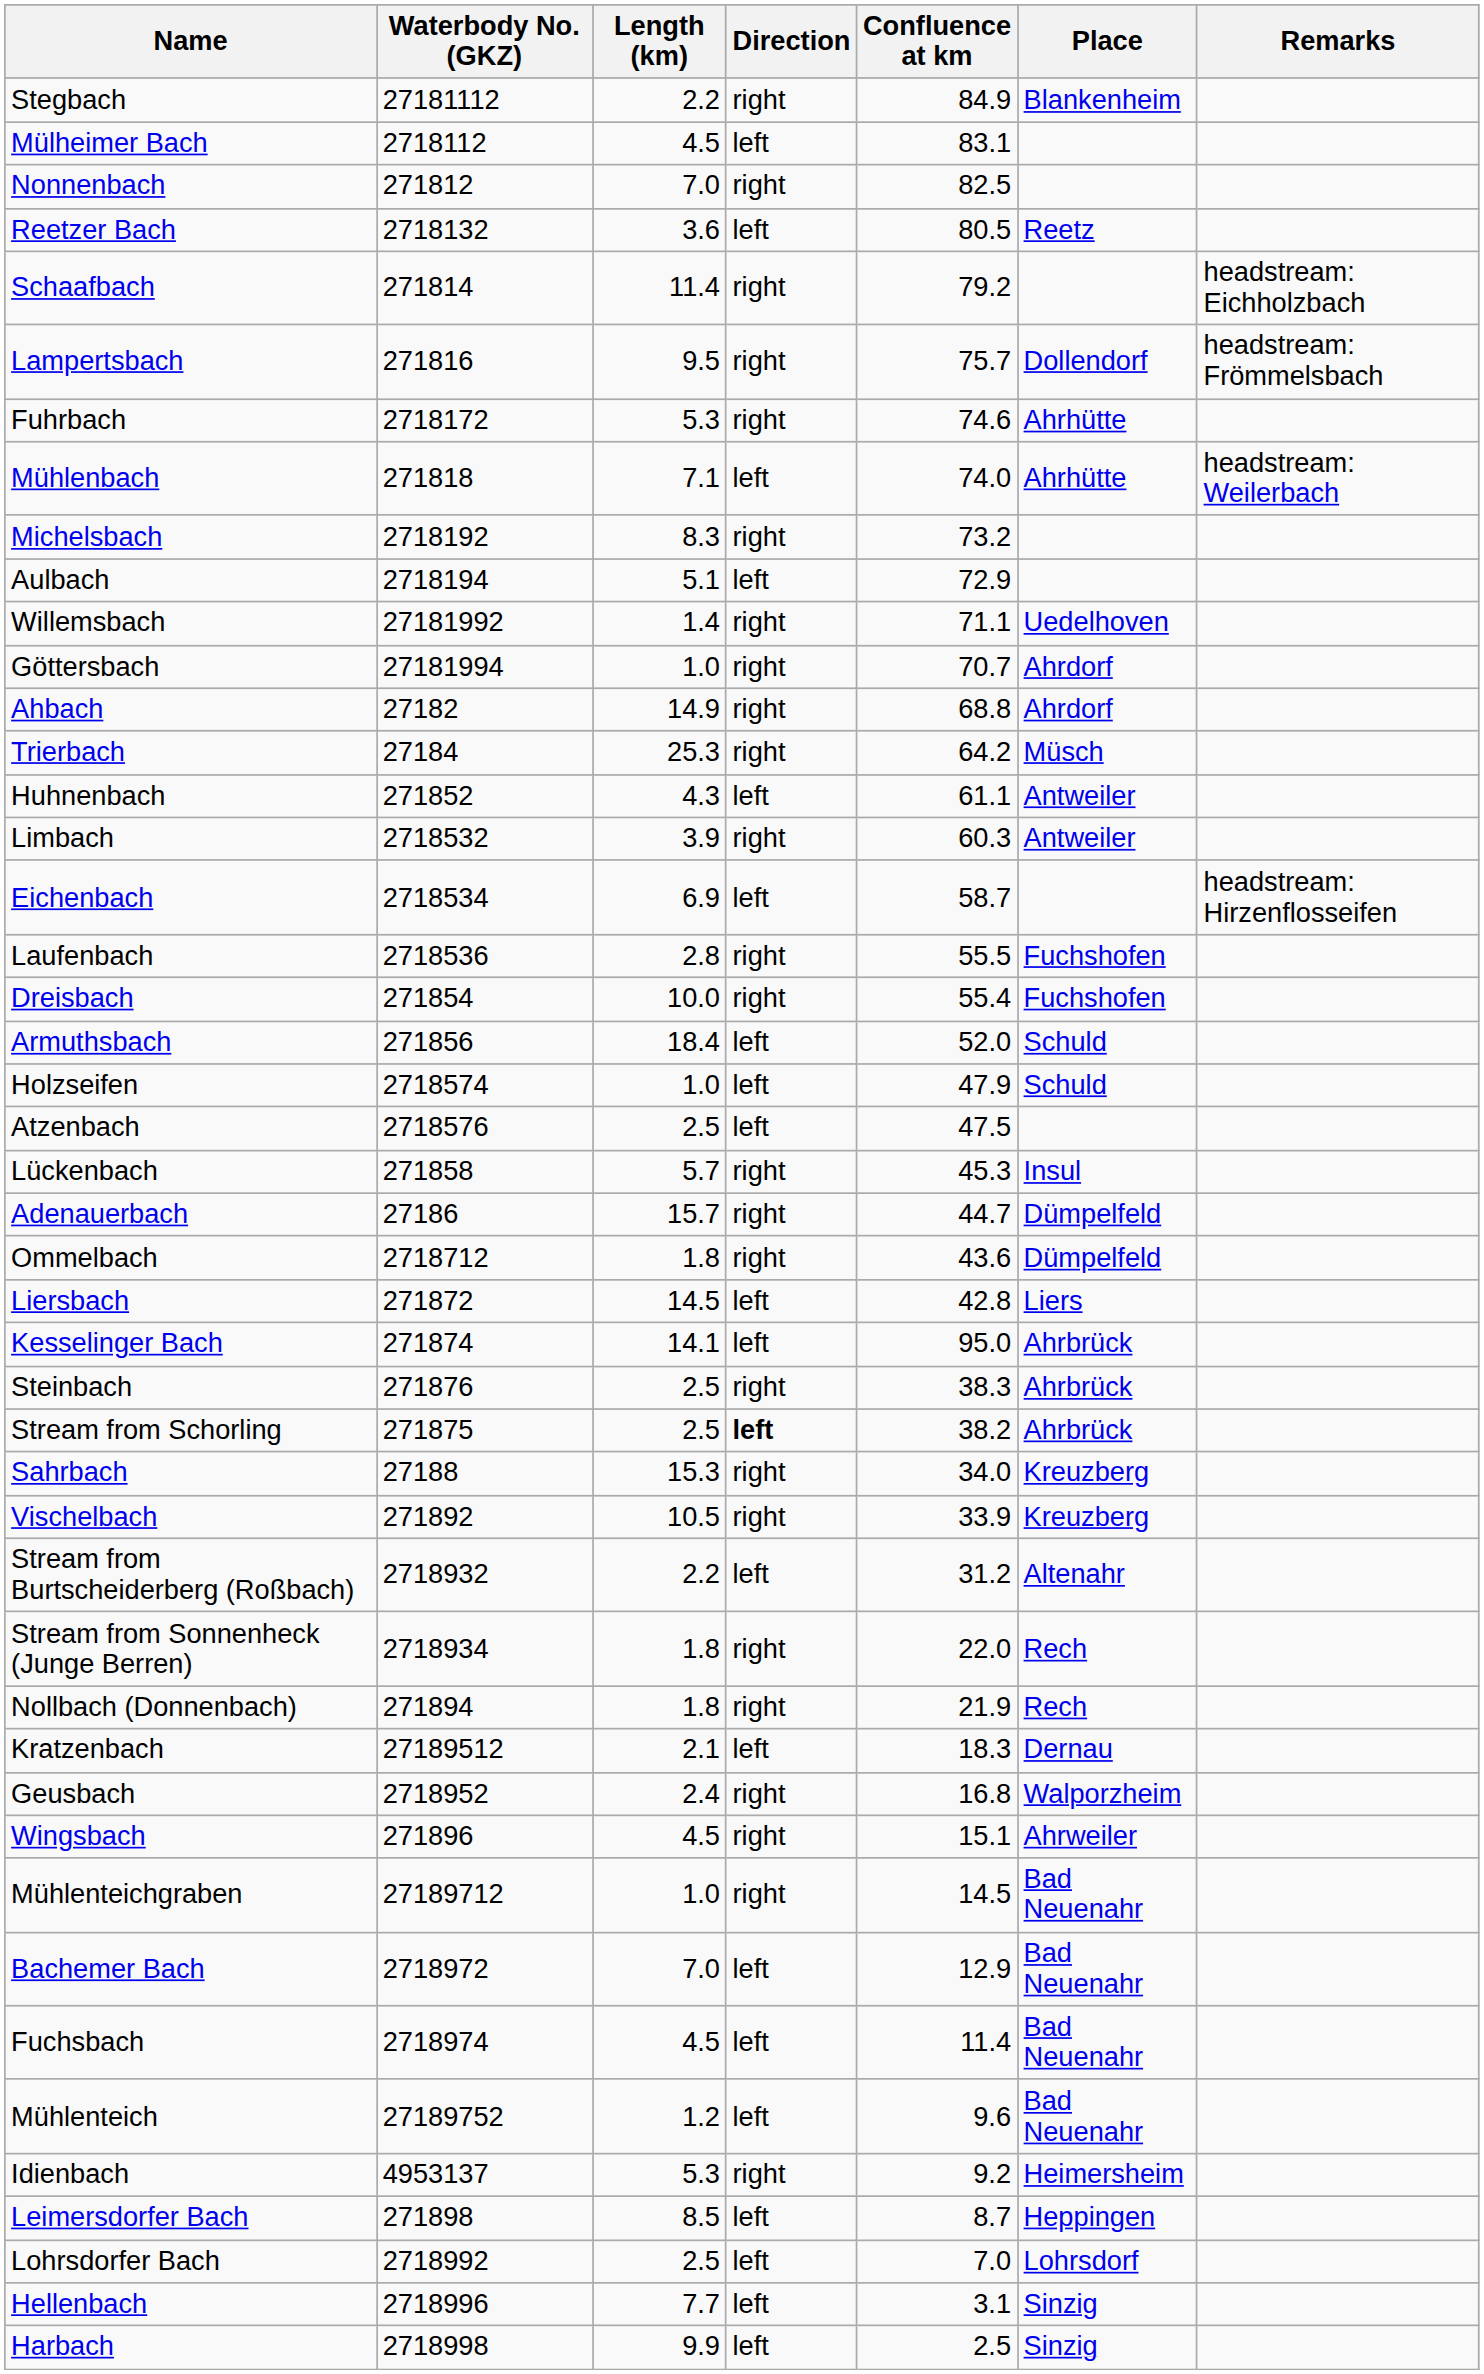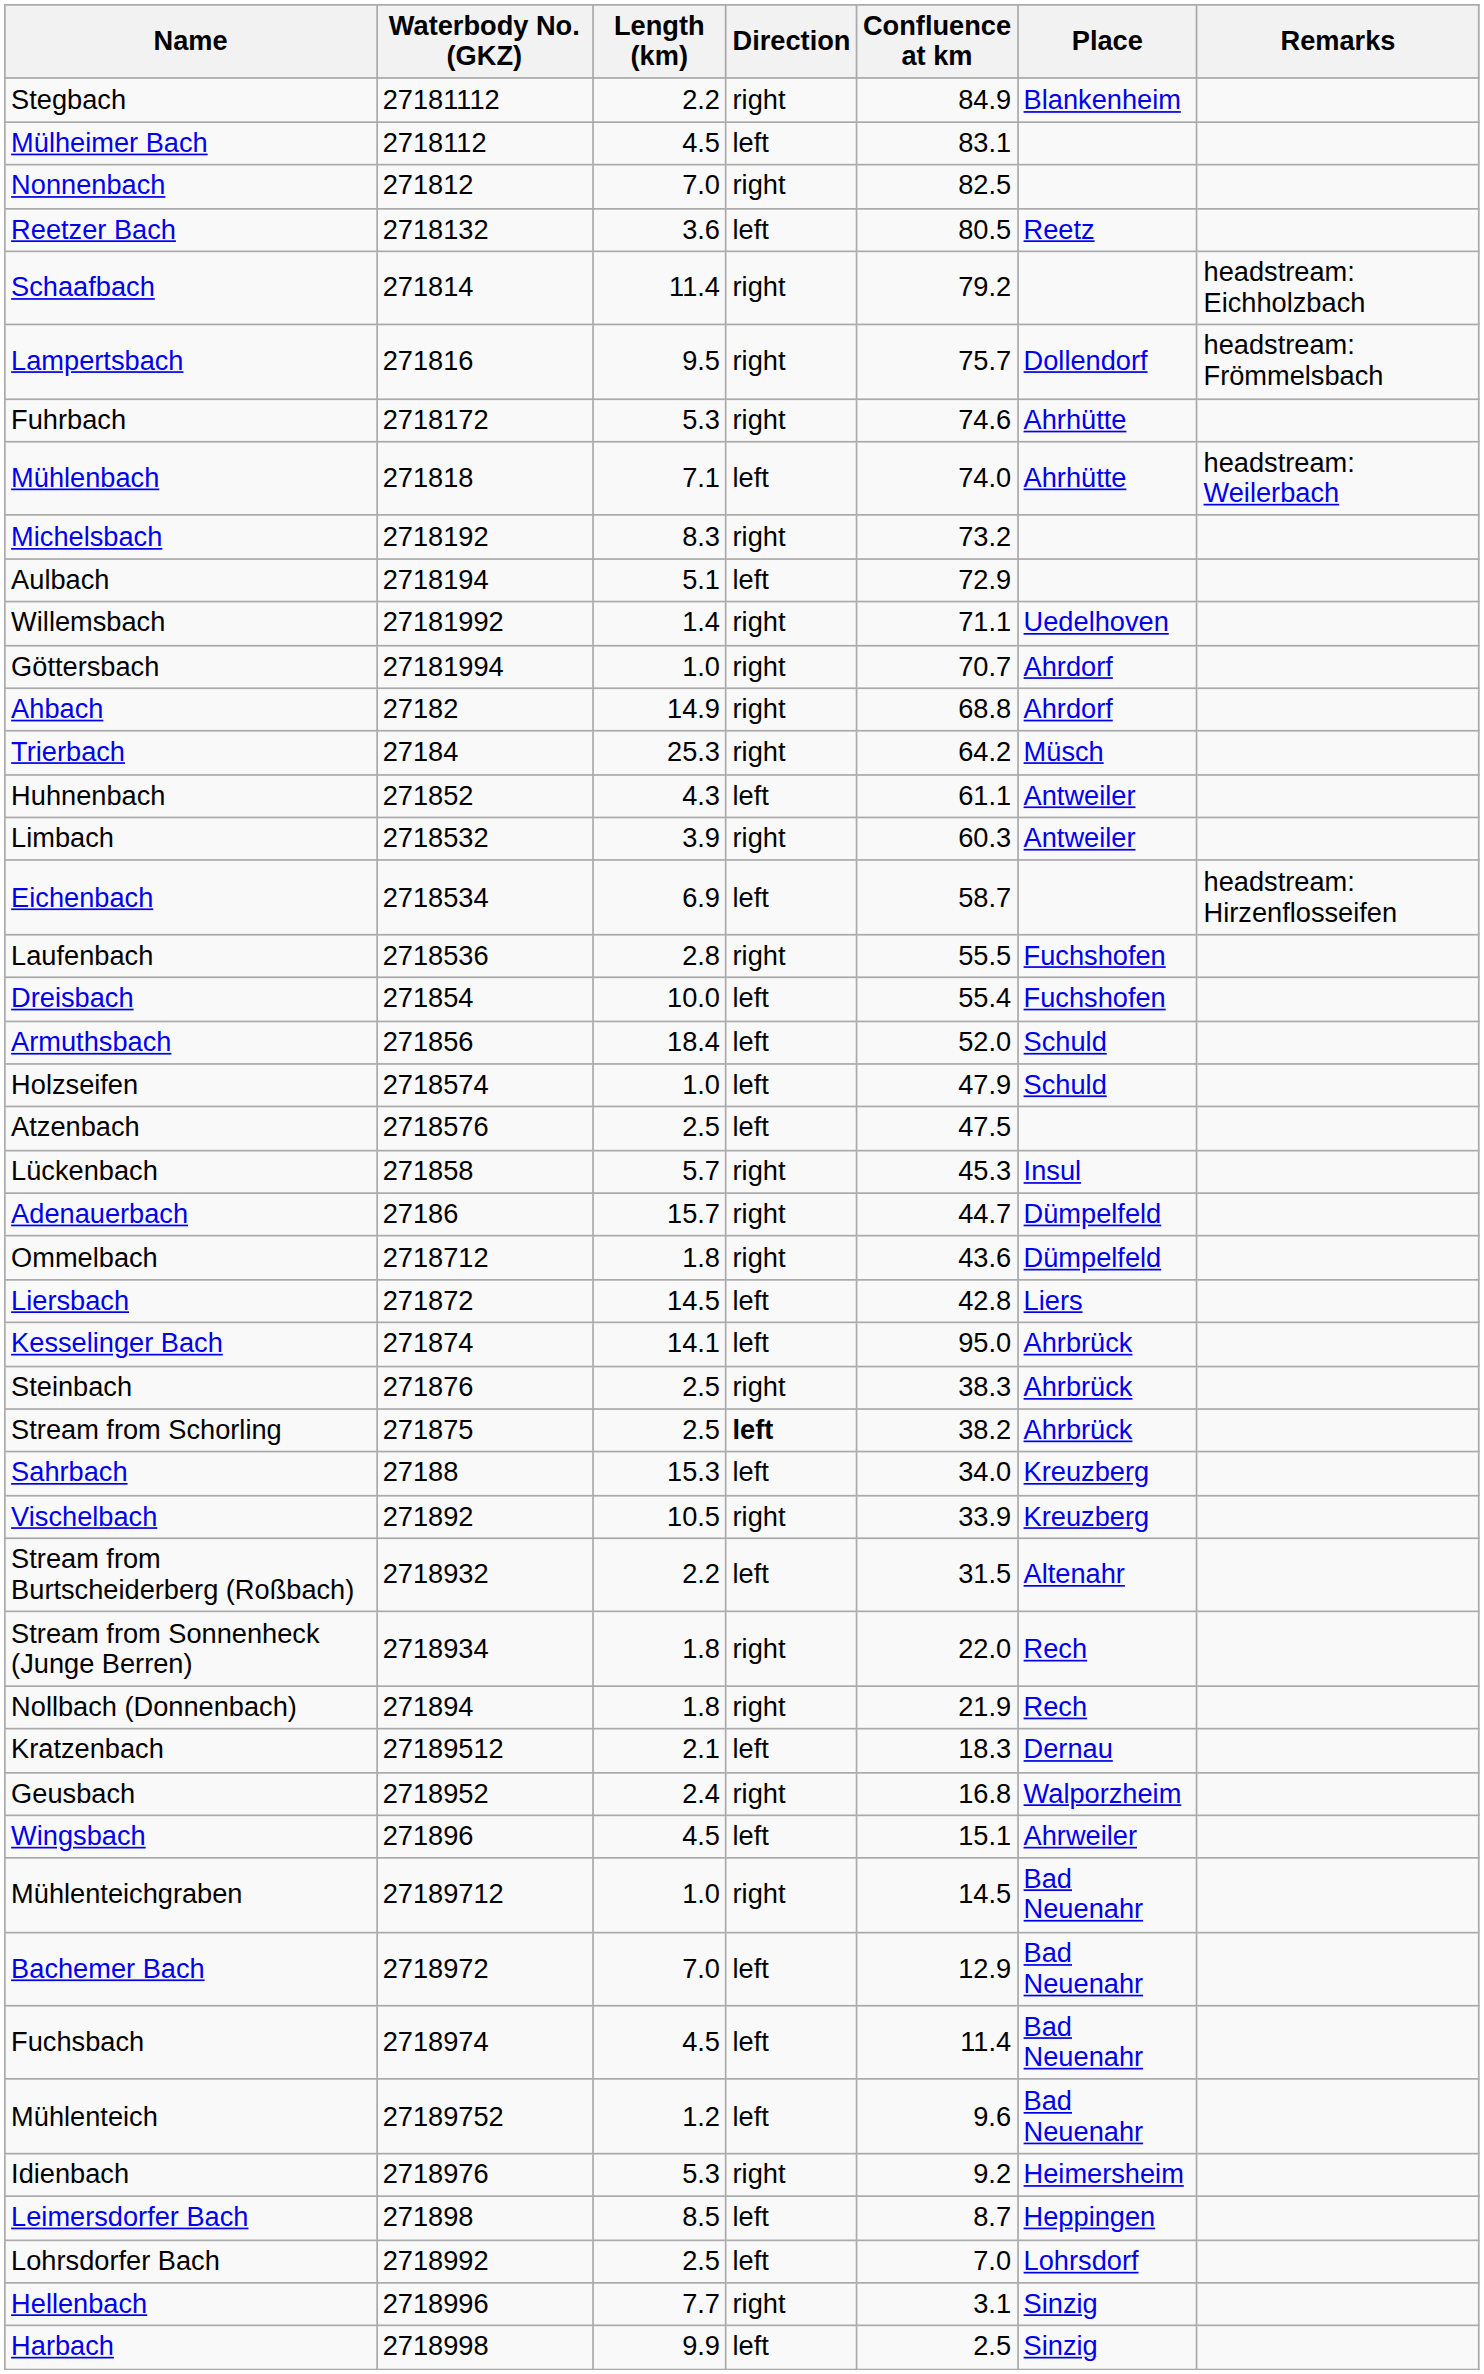(759, 998) right -> (751, 998) left
(759, 1473) right -> (751, 1473) left
(985, 1574) 31.2 -> (985, 1574) 31.5
(759, 1836) right -> (751, 1836) left
(436, 2174) 4953137 -> (436, 2174) 2718976
(751, 2303) left -> (759, 2303) right
